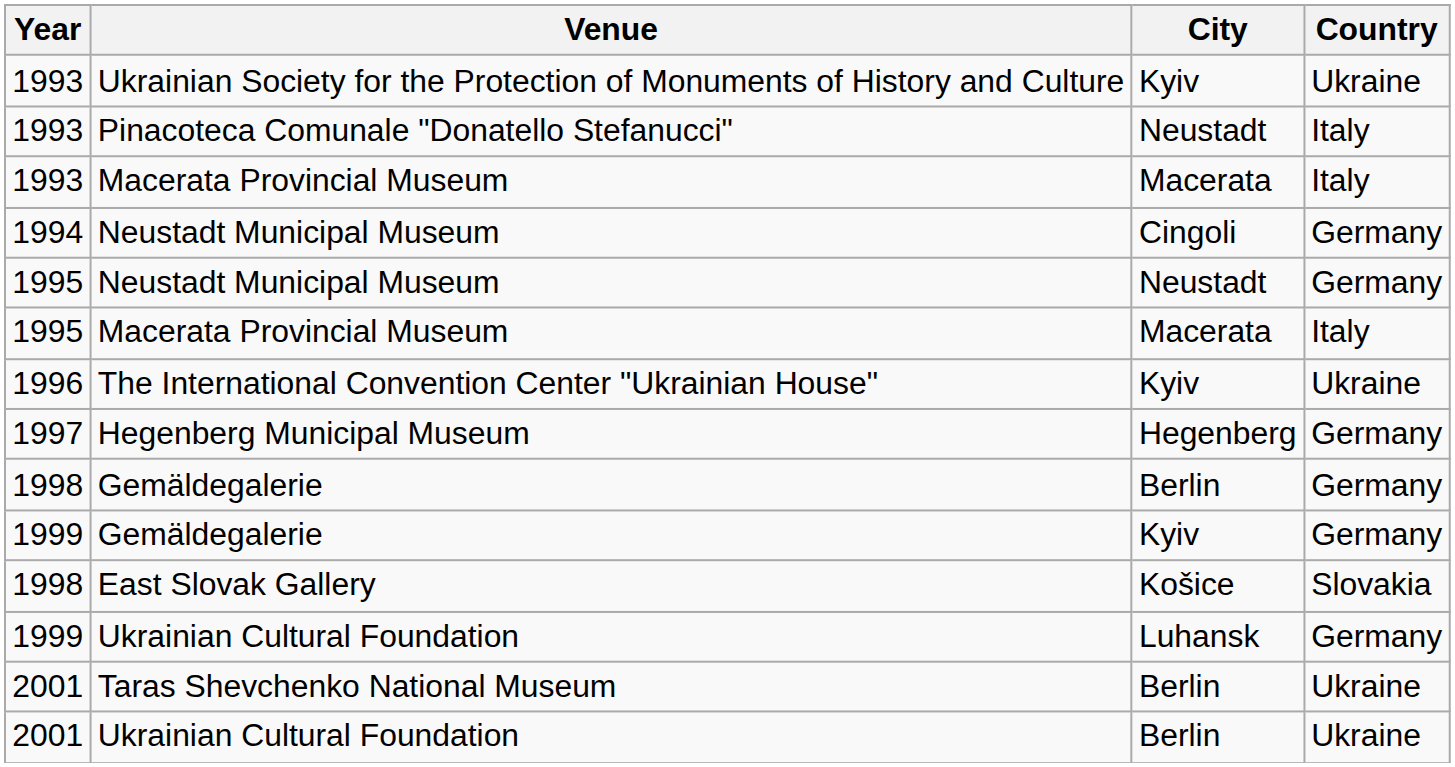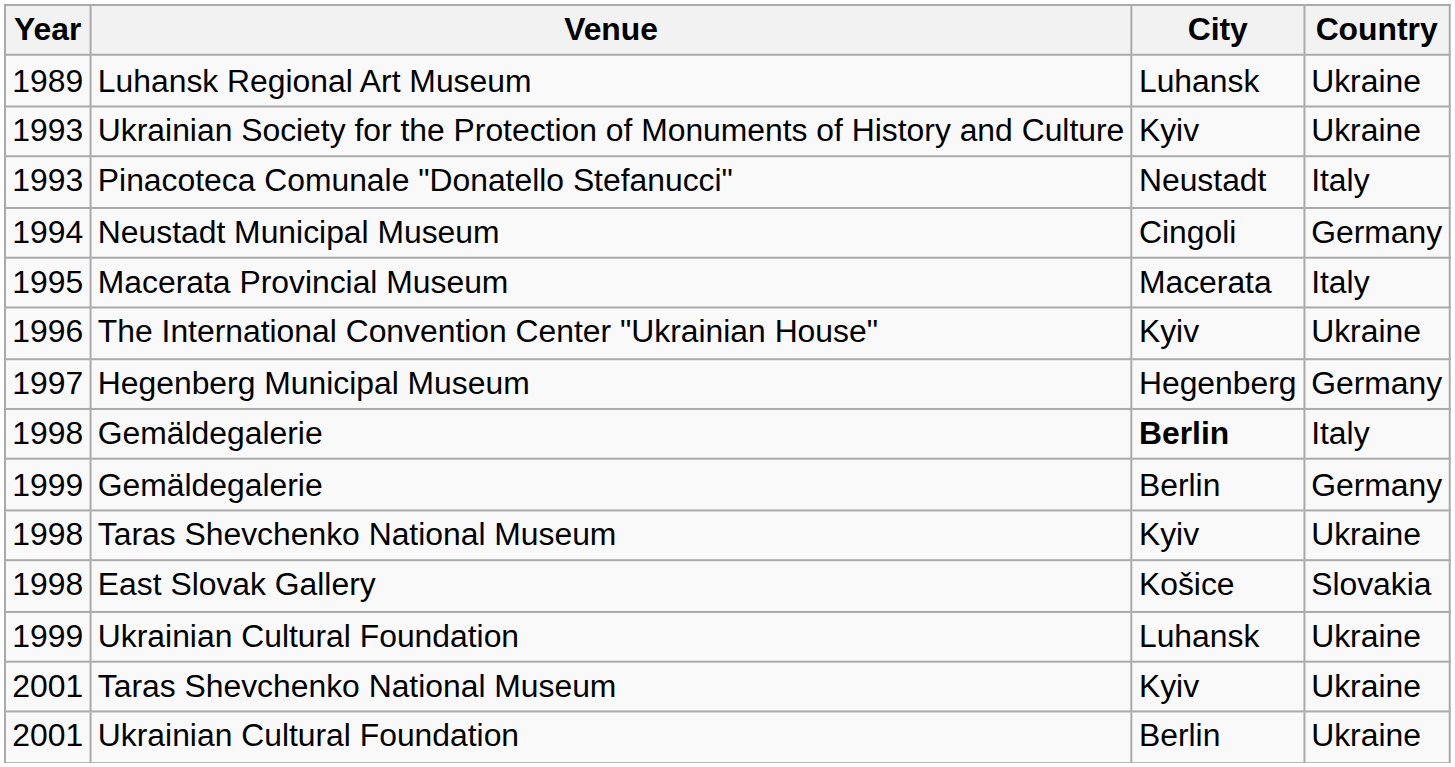+ row: (48, 80)
- row: (48, 181)
- row: (48, 282)
(1180, 484) normal -> (1184, 433) bold
(1377, 484) Germany -> (1340, 433) Italy
(1169, 534) Kyiv -> (1180, 484) Berlin
+ row: (48, 534)
(1377, 635) Germany -> (1366, 635) Ukraine
(1180, 686) Berlin -> (1169, 686) Kyiv
